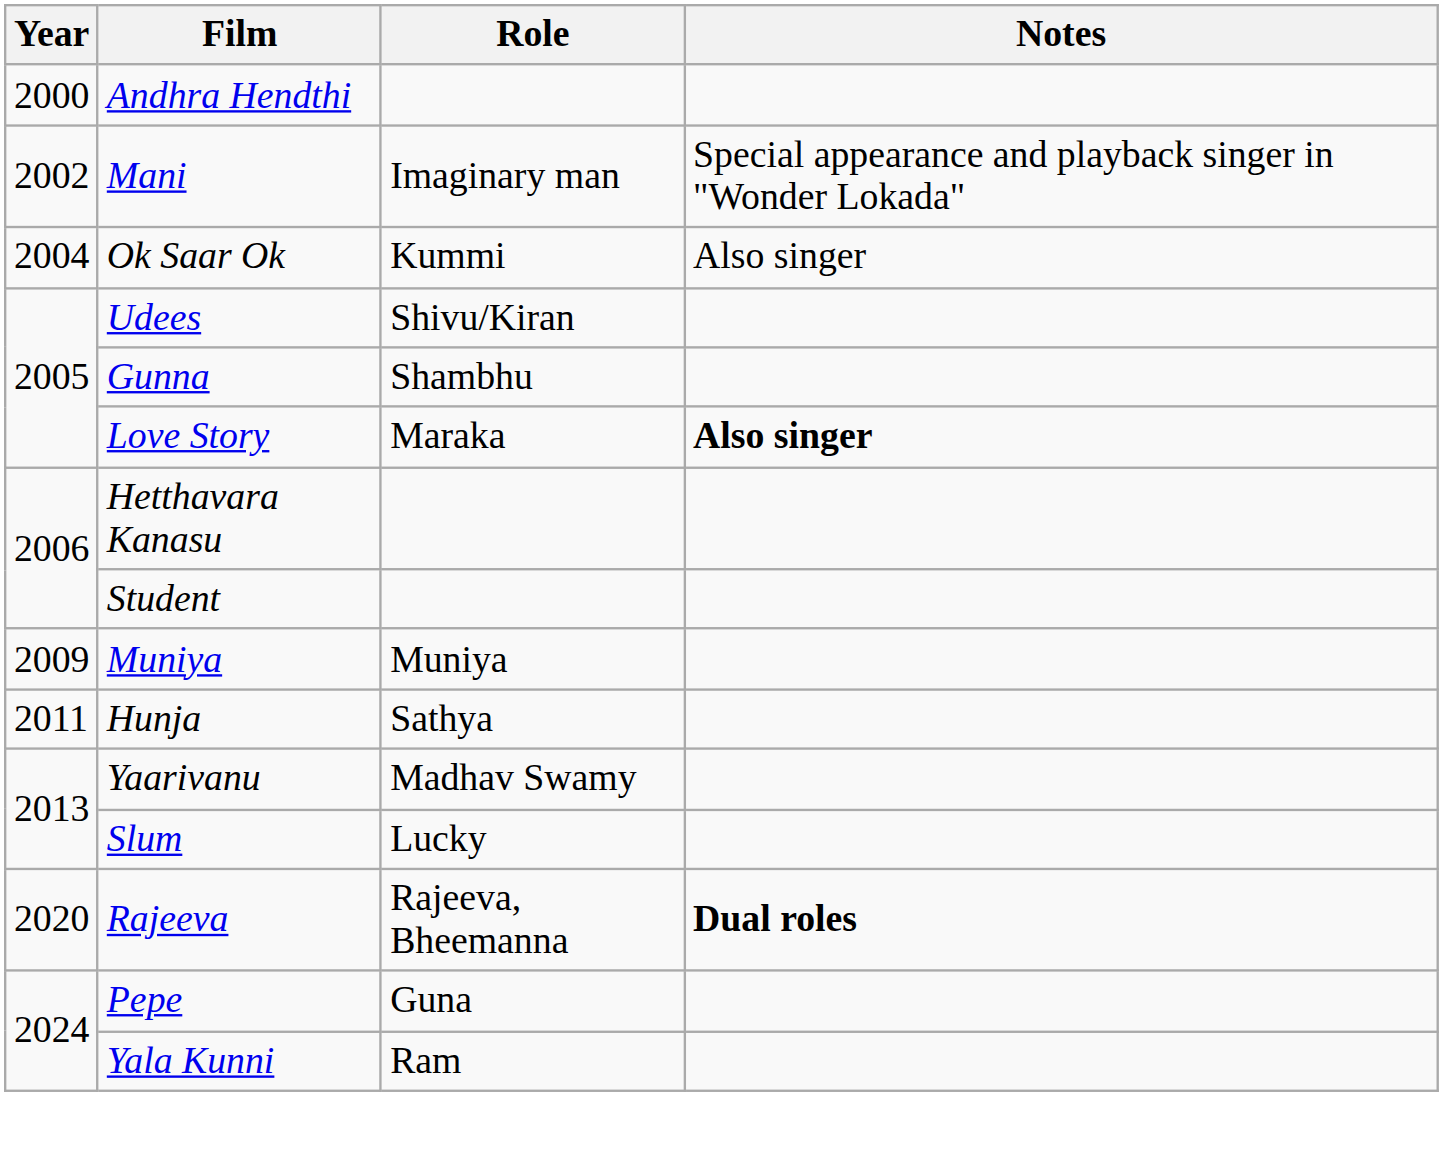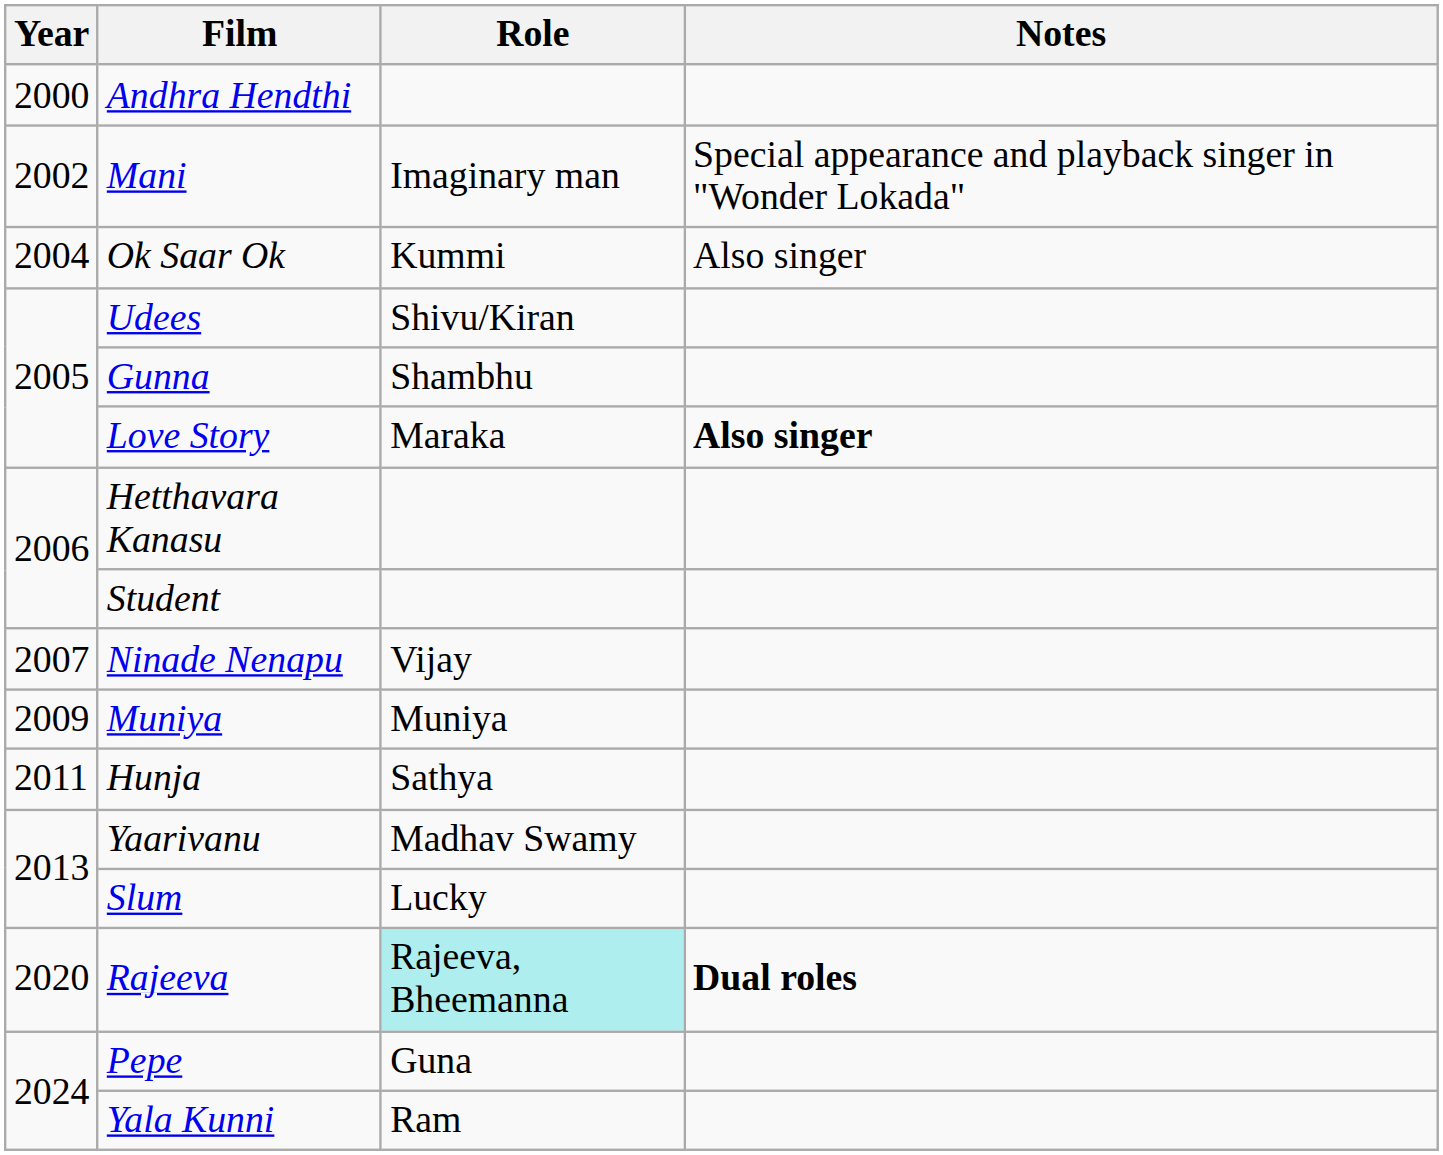+ row: (225, 658)
(479, 919) no background -> (479, 979) paleturquoise background
